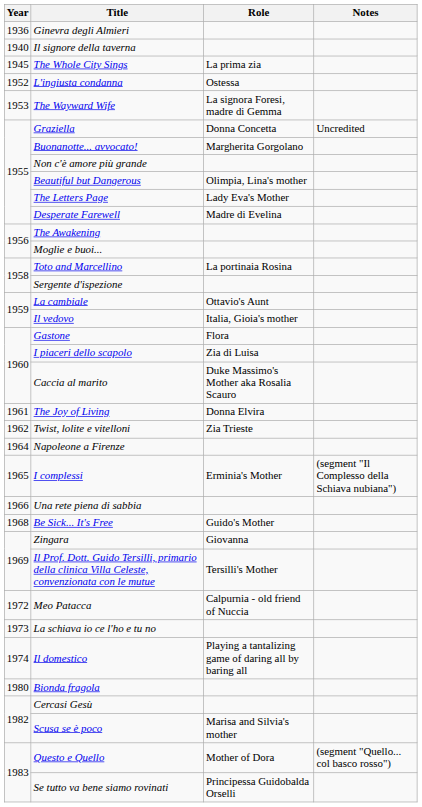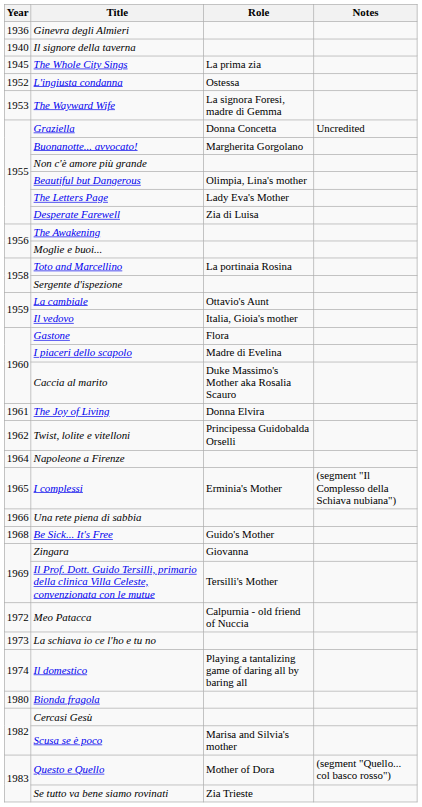(244, 215) Madre di Evelina -> (232, 215) Zia di Luisa
(232, 353) Zia di Luisa -> (244, 353) Madre di Evelina
(229, 429) Zia Trieste -> (258, 435) Principessa Guidobalda Orselli
(258, 787) Principessa Guidobalda Orselli -> (229, 793) Zia Trieste
